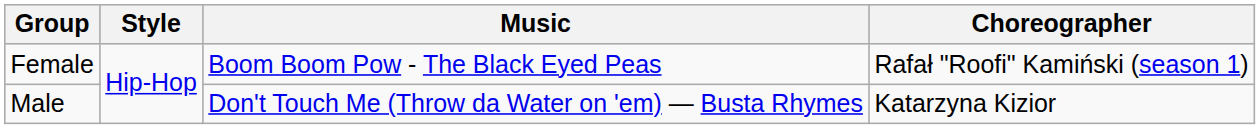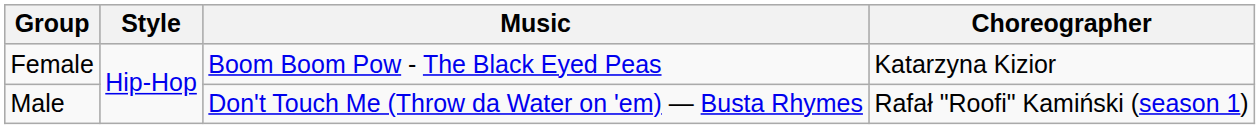(1062, 63) Rafał "Roofi" Kamiński (season 1) -> (965, 63) Katarzyna Kizior
(965, 103) Katarzyna Kizior -> (1062, 103) Rafał "Roofi" Kamiński (season 1)
